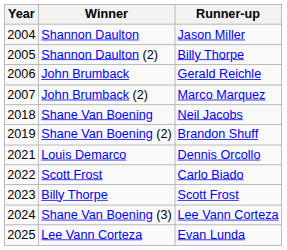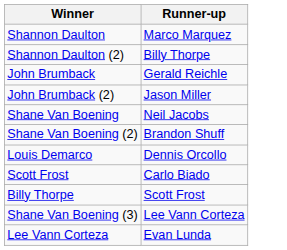- column: (21, 14)
(211, 34) Jason Miller -> (188, 34) Marco Marquez
(221, 94) Marco Marquez -> (177, 94) Jason Miller
